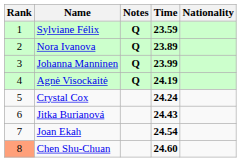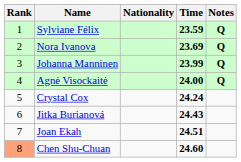columns swapped: (208, 13) <-> (136, 13)
(166, 47) 23.89 -> (191, 47) 23.69
(166, 81) 24.19 -> (191, 81) 24.00
(166, 132) 24.54 -> (191, 132) 24.51
